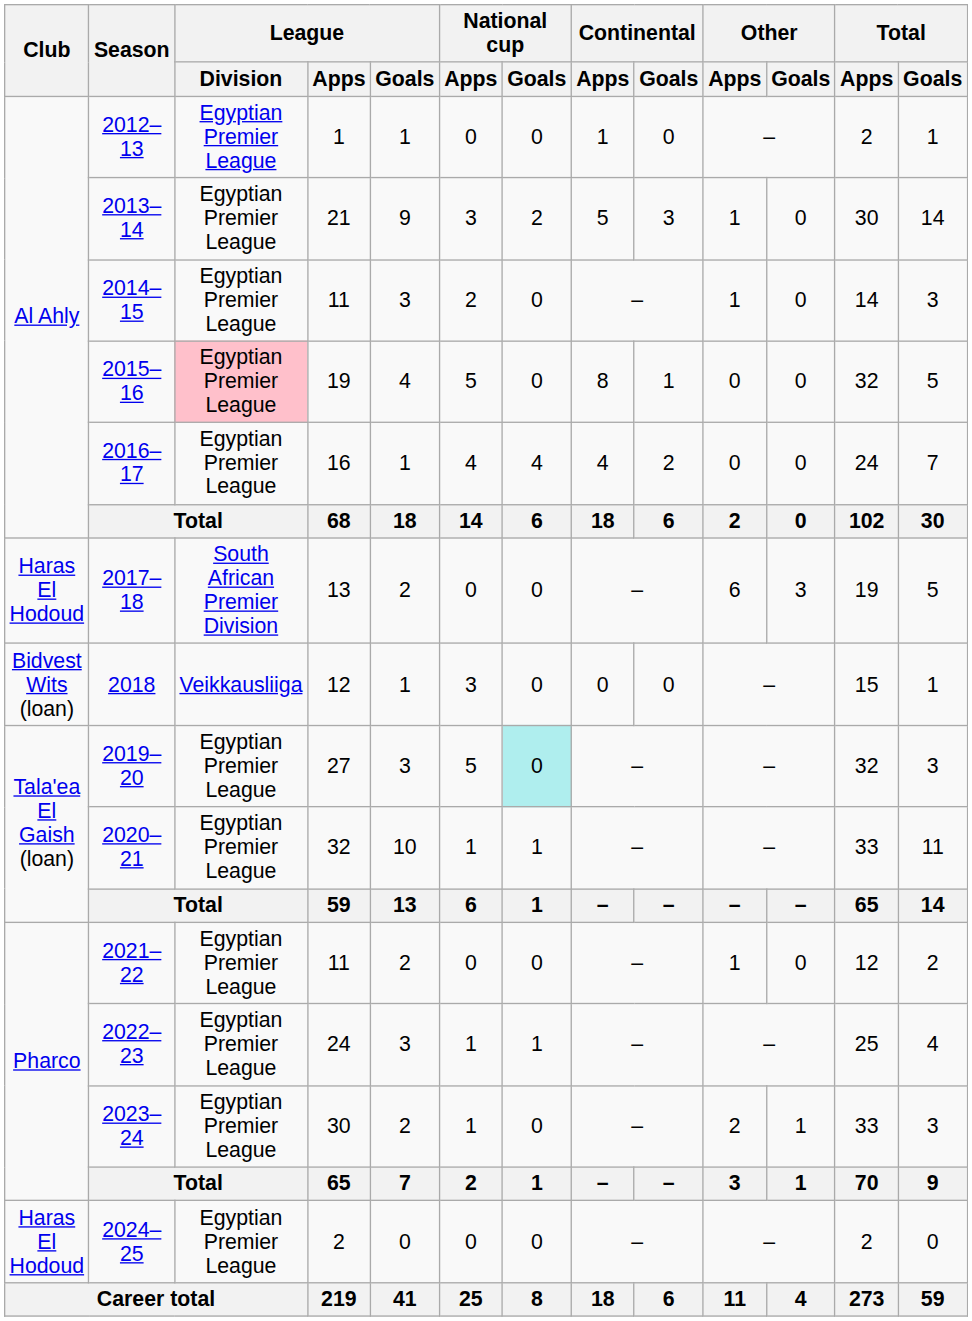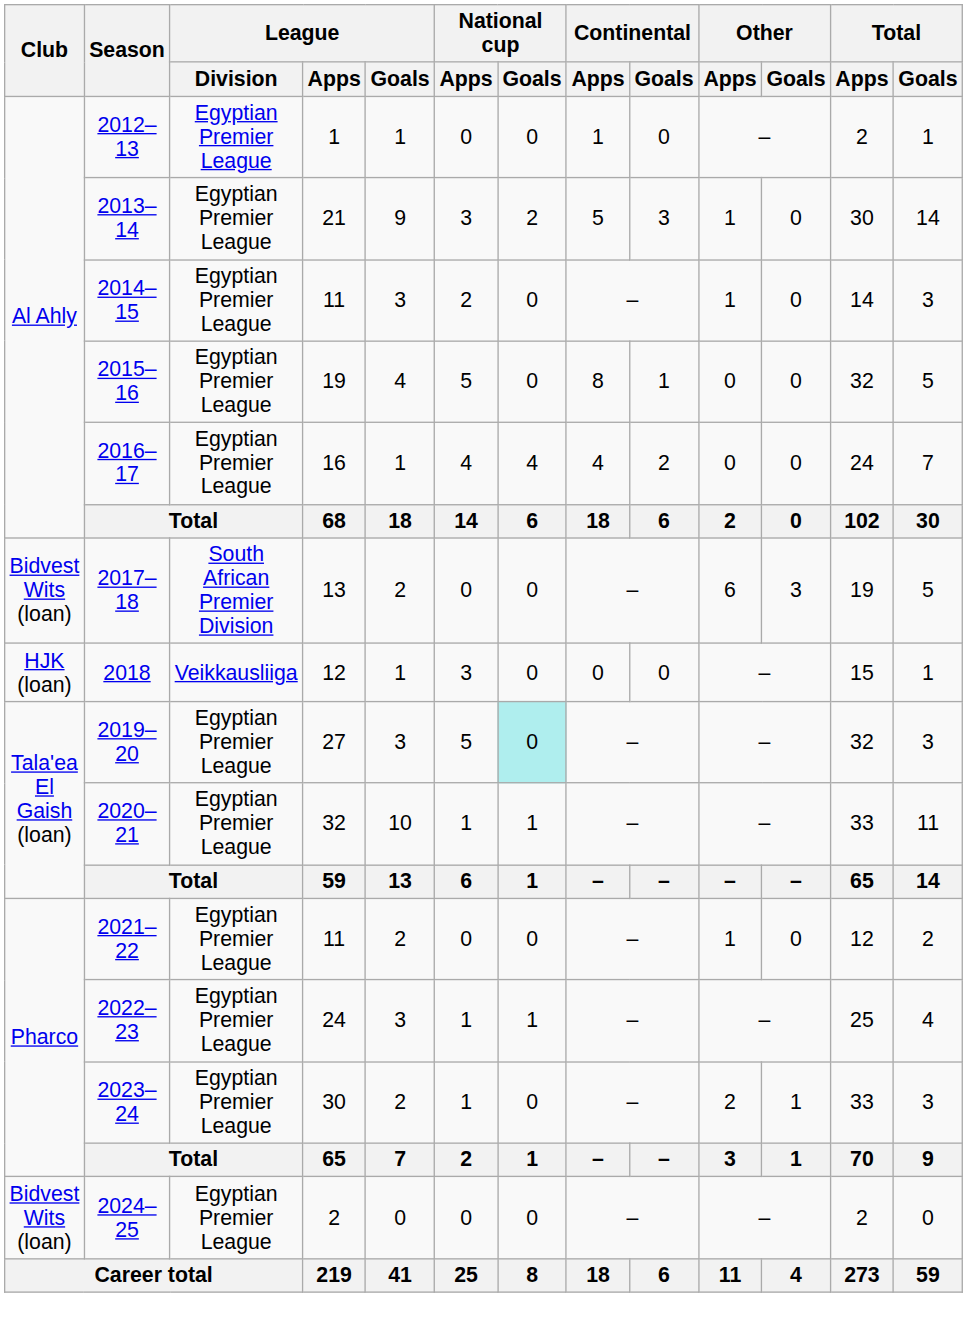(241, 381) pink background -> (236, 381) no background
(47, 590) Haras El Hodoud -> (44, 590) Bidvest Wits (loan)
(47, 684) Bidvest Wits (loan) -> (44, 672) HJK (loan)
(47, 1241) Haras El Hodoud -> (44, 1217) Bidvest Wits (loan)
